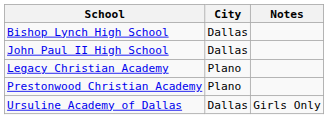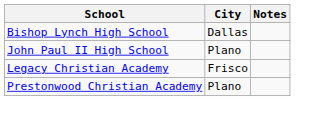(228, 50) Dallas -> (224, 50) Plano
(224, 68) Plano -> (228, 68) Frisco
- row: (95, 105)
